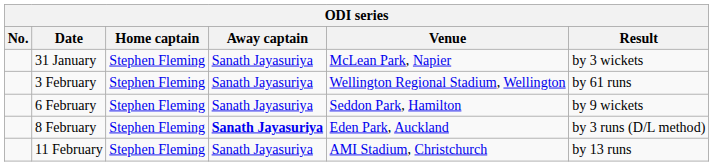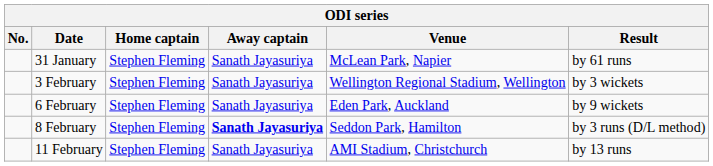(608, 60) by 3 wickets -> (602, 60) by 61 runs
(602, 82) by 61 runs -> (608, 82) by 3 wickets
(396, 104) Seddon Park, Hamilton -> (389, 104) Eden Park, Auckland
(389, 127) Eden Park, Auckland -> (396, 127) Seddon Park, Hamilton
